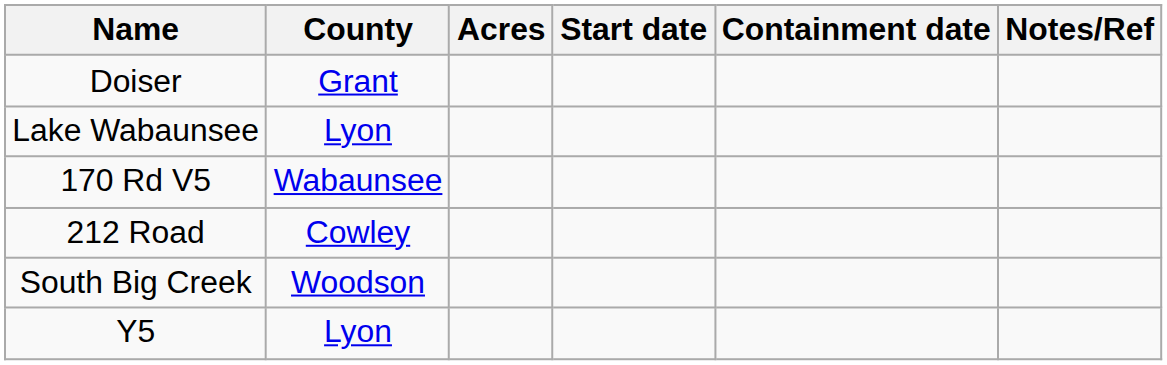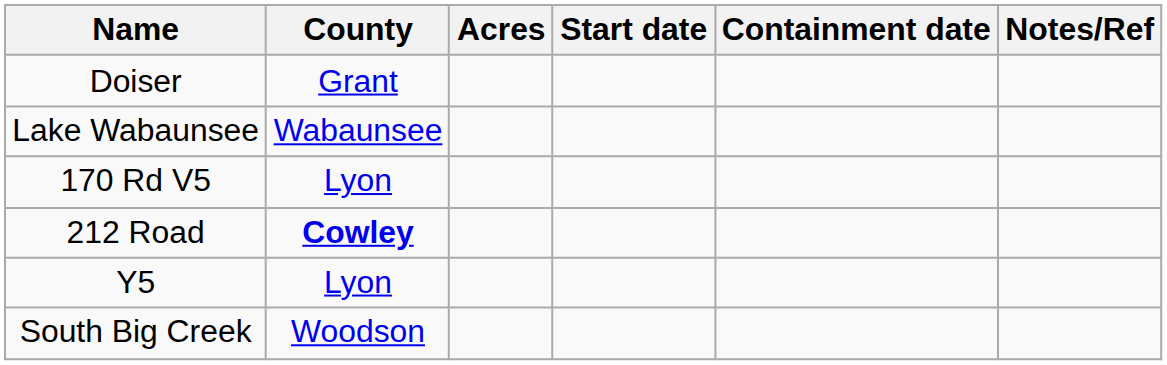(358, 130) Lyon -> (358, 130) Wabaunsee
(358, 181) Wabaunsee -> (358, 181) Lyon
(358, 231) normal -> (358, 231) bold
rows swapped: (136, 282) <-> (136, 332)
